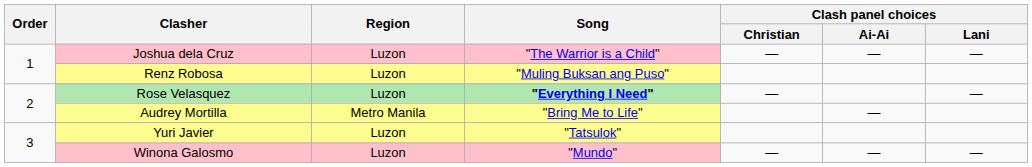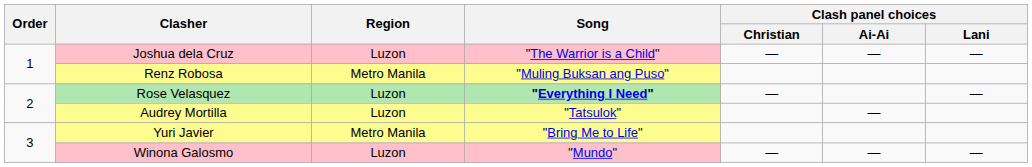(388, 74) Luzon -> (388, 74) Metro Manila
(388, 113) Metro Manila -> (388, 113) Luzon
(593, 113) "Bring Me to Life" -> (593, 113) "Tatsulok"
(388, 133) Luzon -> (388, 133) Metro Manila
(593, 133) "Tatsulok" -> (593, 133) "Bring Me to Life"
